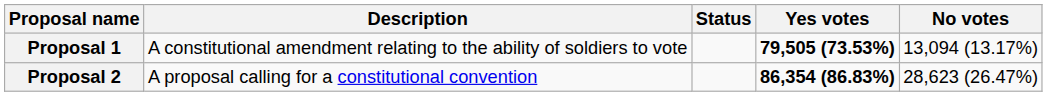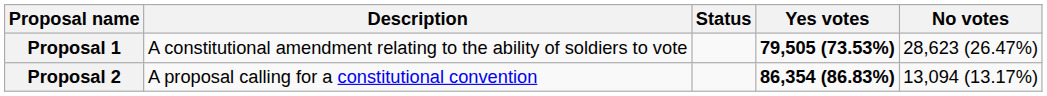(971, 47) 13,094 (13.17%) -> (971, 47) 28,623 (26.47%)
(971, 76) 28,623 (26.47%) -> (971, 76) 13,094 (13.17%)
